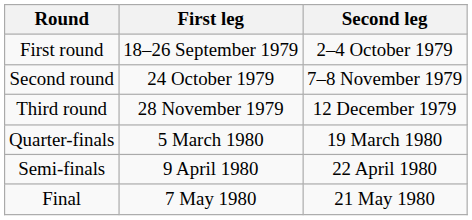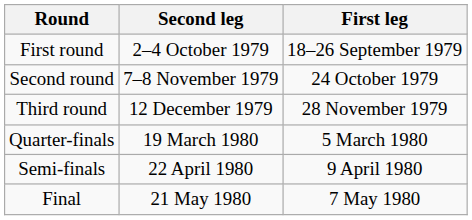columns swapped: (211, 19) <-> (385, 19)
